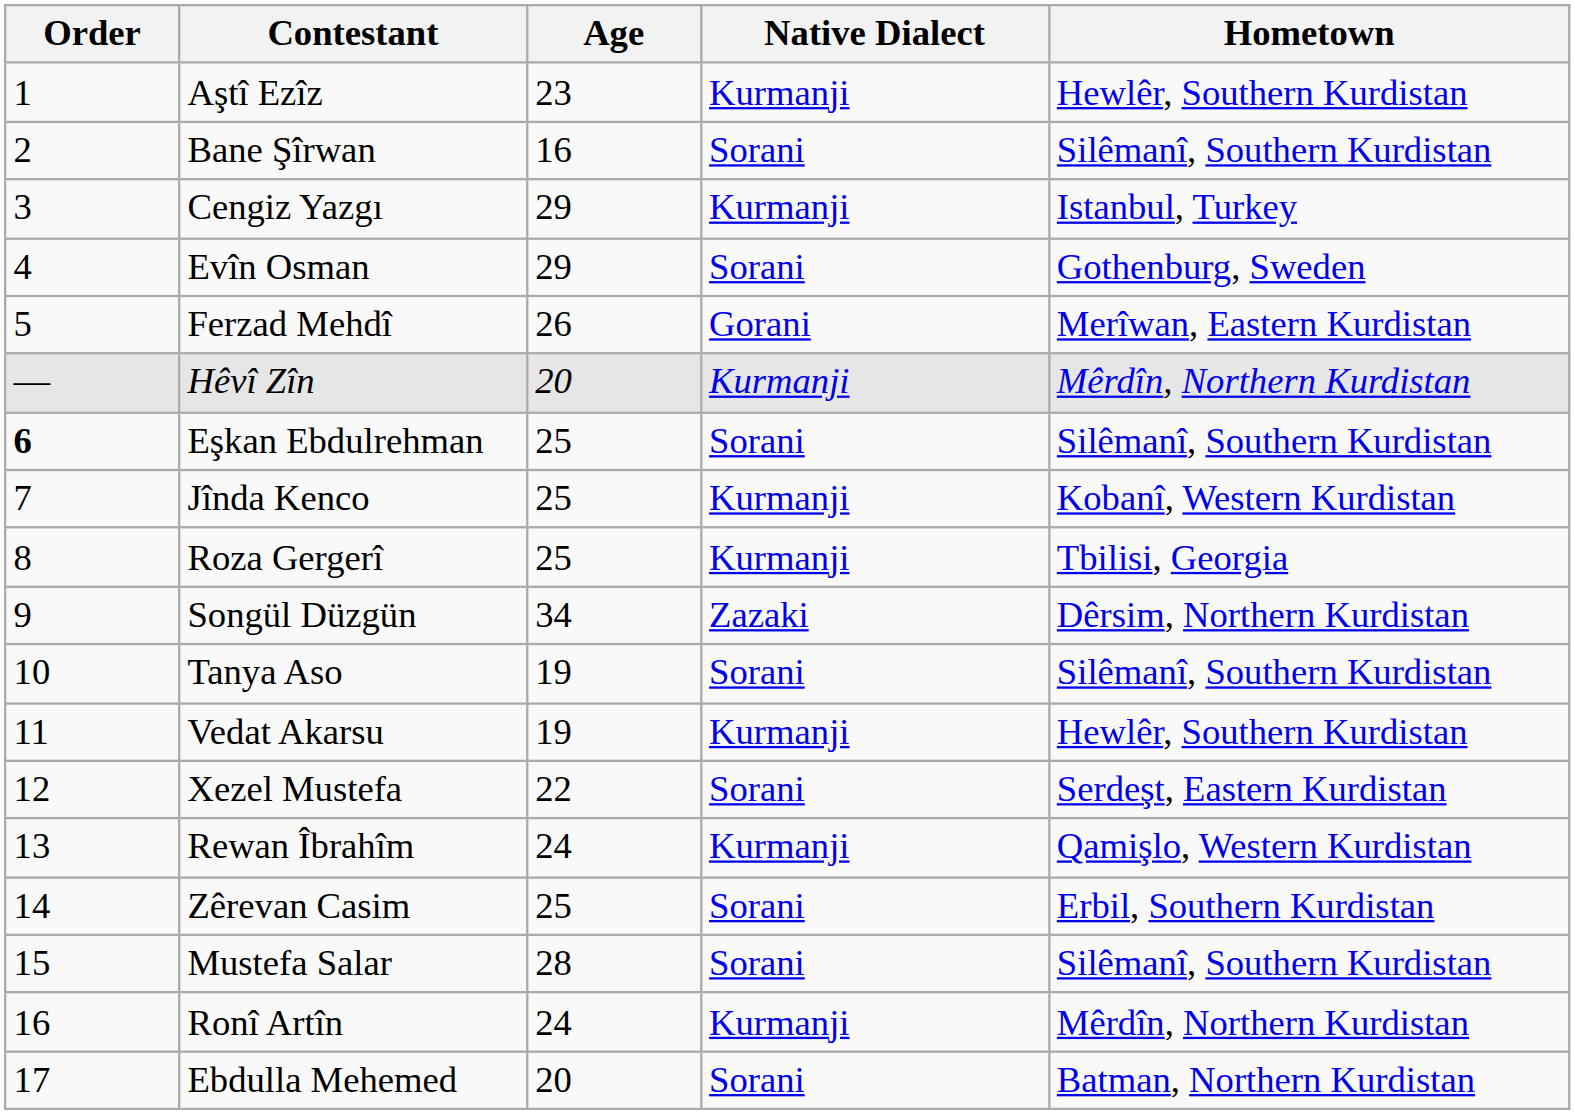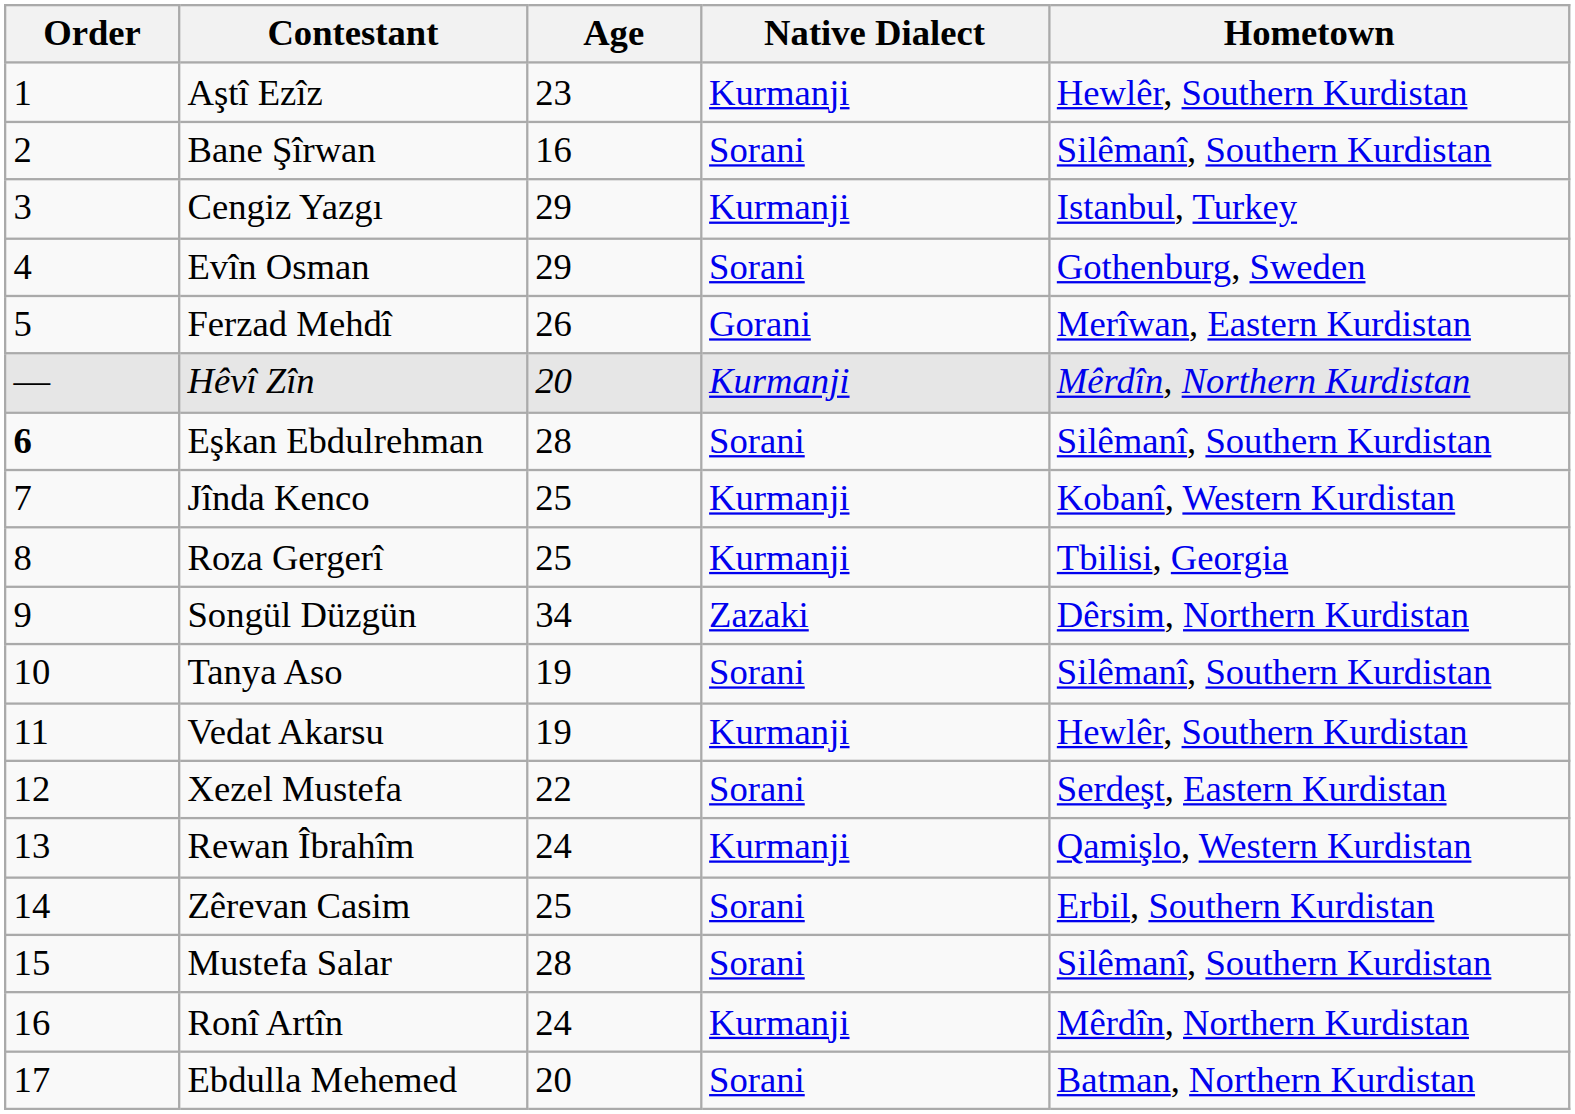(554, 440) 25 -> (554, 440) 28
